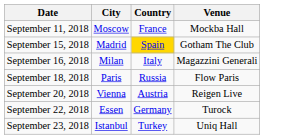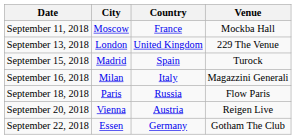+ row: (48, 45)
(153, 45) gold background -> (168, 61) no background
(217, 45) Gotham The Club -> (248, 61) Turock
(217, 110) Turock -> (248, 126) Gotham The Club
- row: (48, 126)
